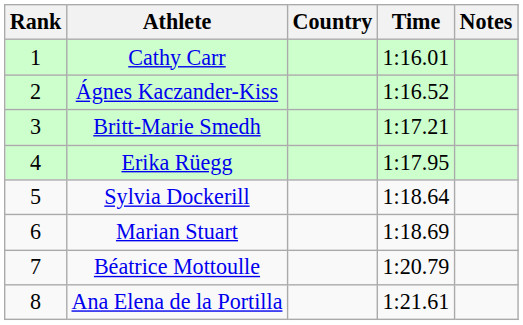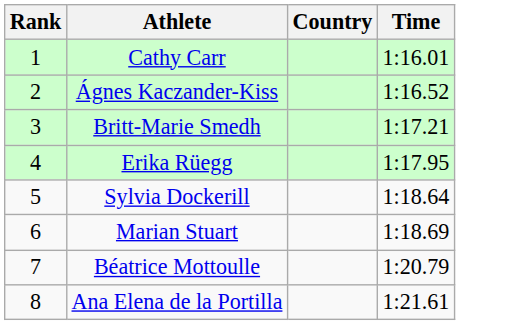- column: (486, 22)
